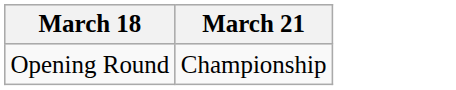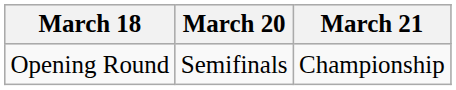+ column: (234, 24)
